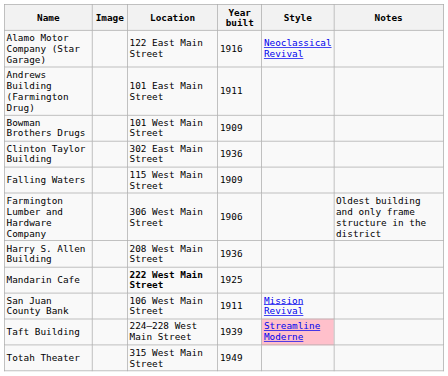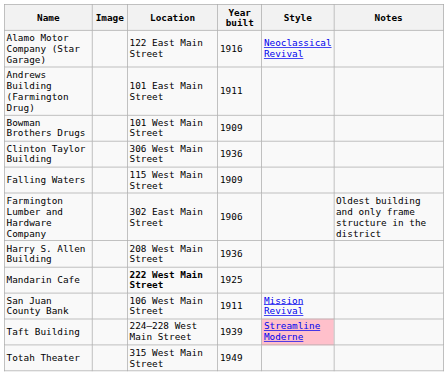(166, 154) 302 East Main Street -> (166, 154) 306 West Main Street
(166, 217) 306 West Main Street -> (166, 217) 302 East Main Street
